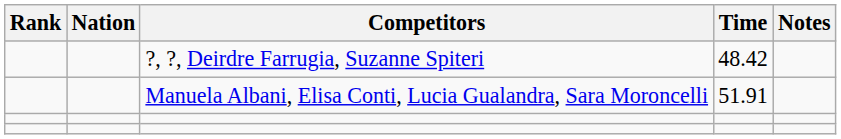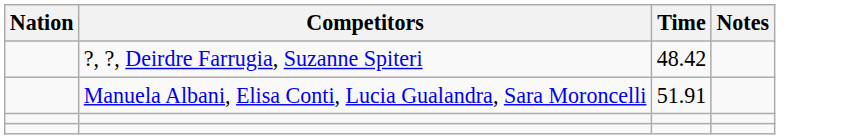- column: (36, 22)
